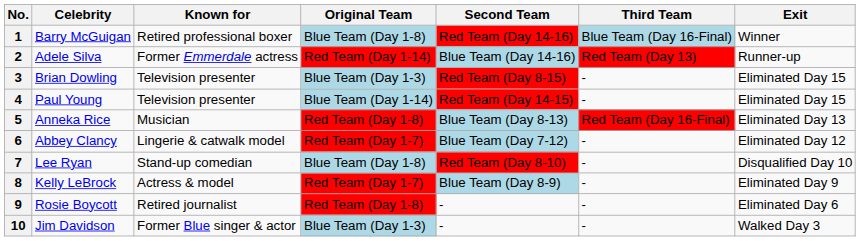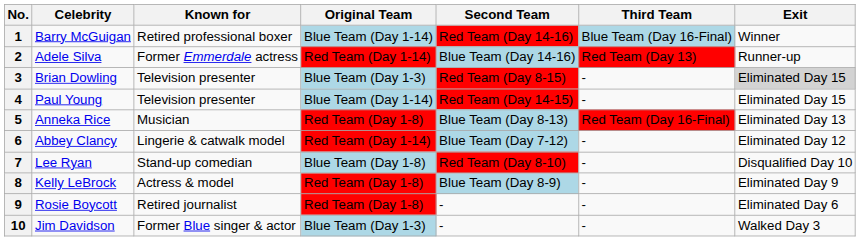(365, 36) Blue Team (Day 1-8) -> (369, 36) Blue Team (Day 1-14)
(792, 78) no background -> (792, 78) lightgrey background
(364, 141) Red Team (Day 1-7) -> (367, 141) Red Team (Day 1-14)
(364, 183) Red Team (Day 1-7) -> (364, 183) Red Team (Day 1-8)
